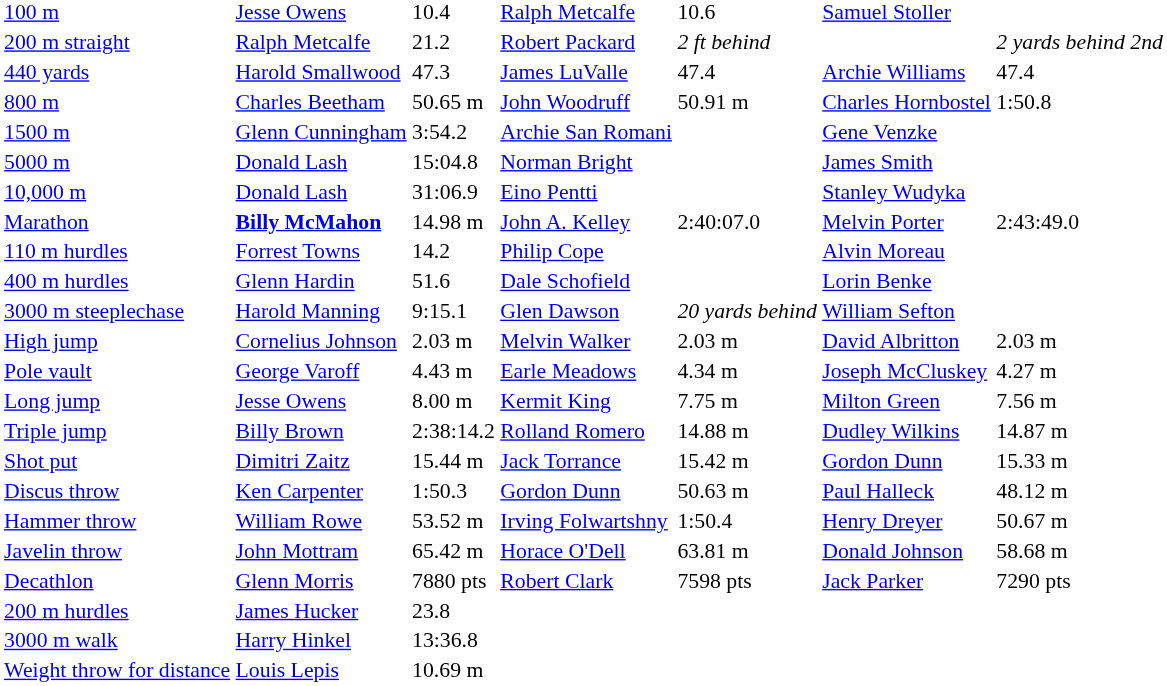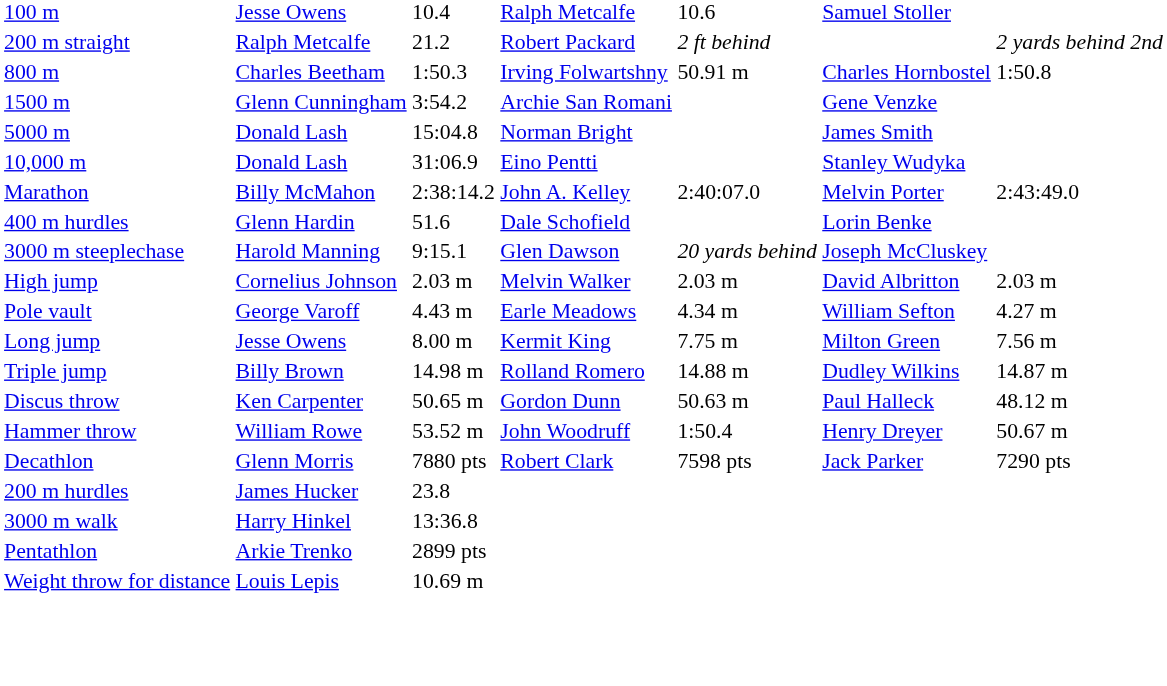- row: (47, 71)
(448, 101) 50.65 m -> (440, 71) 1:50.3
(565, 101) John Woodruff -> (584, 71) Irving Folwartshny
(308, 221) bold -> (305, 191) normal
(448, 221) 14.98 m -> (453, 191) 2:38:14.2
- row: (66, 251)
(889, 311) William Sefton -> (905, 251) Joseph McCluskey
(905, 371) Joseph McCluskey -> (889, 311) William Sefton
(453, 431) 2:38:14.2 -> (448, 371) 14.98 m
- row: (41, 460)
(440, 490) 1:50.3 -> (448, 401) 50.65 m
(584, 520) Irving Folwartshny -> (565, 431) John Woodruff
- row: (63, 550)
+ row: (51, 550)
